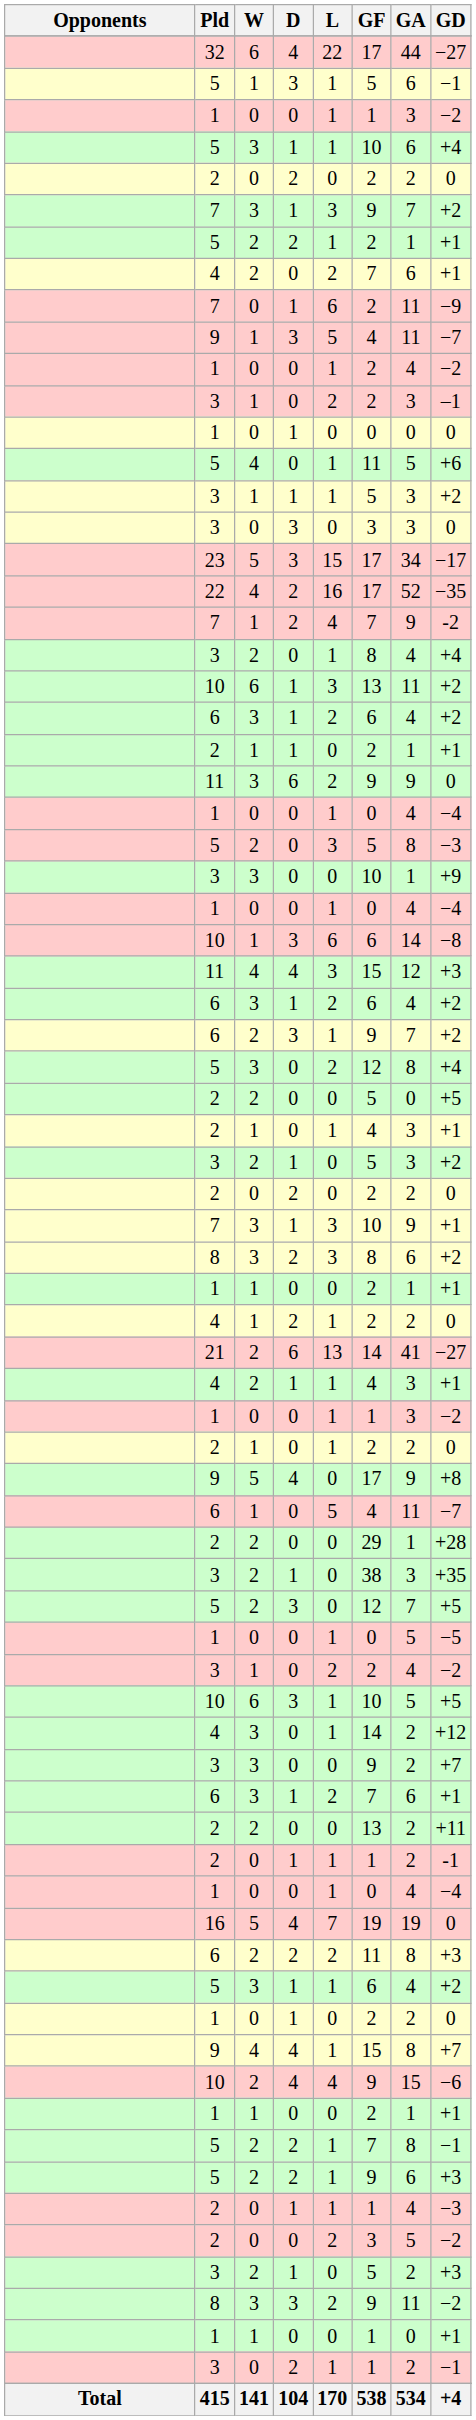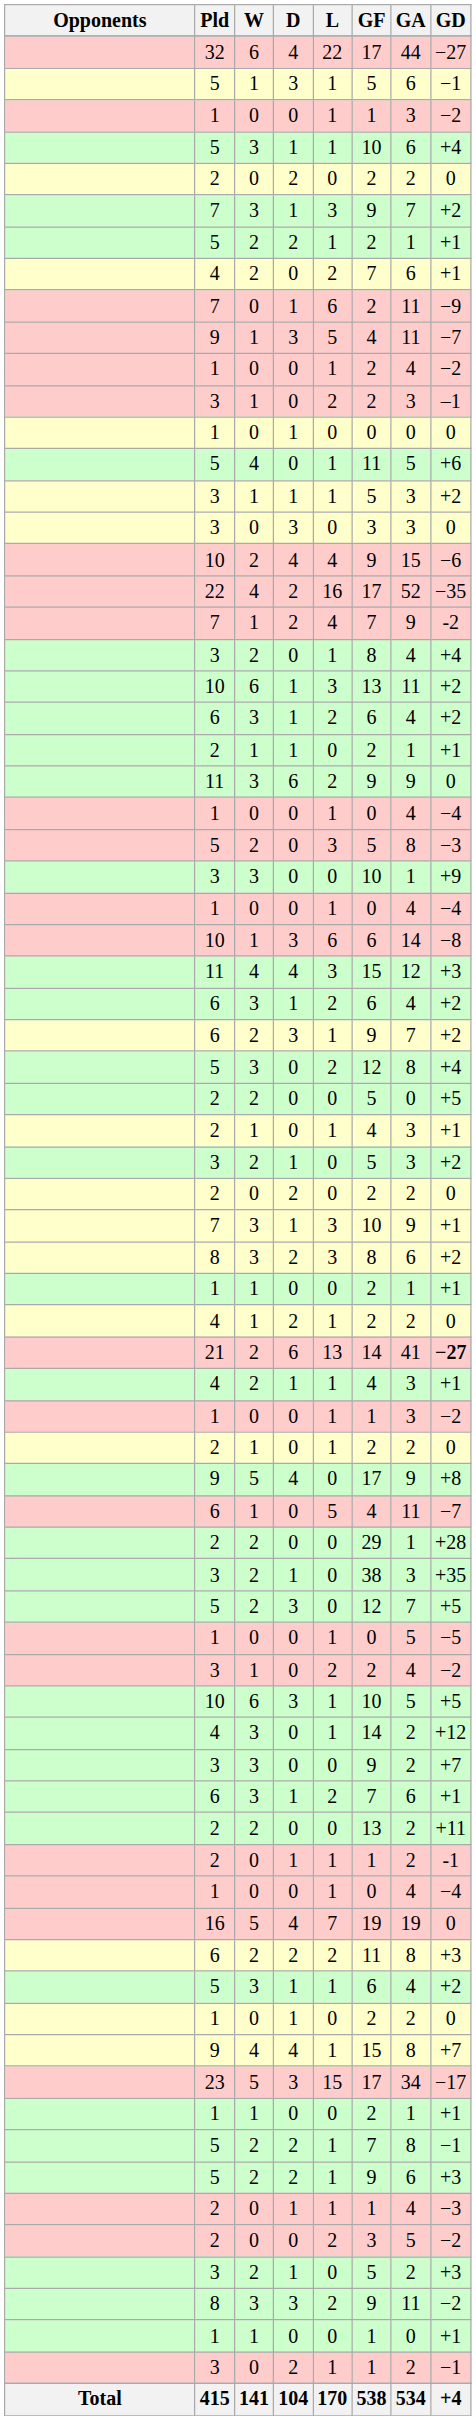rows swapped: (215, 2082) <-> (215, 559)
(451, 1352) normal -> (451, 1352) bold
